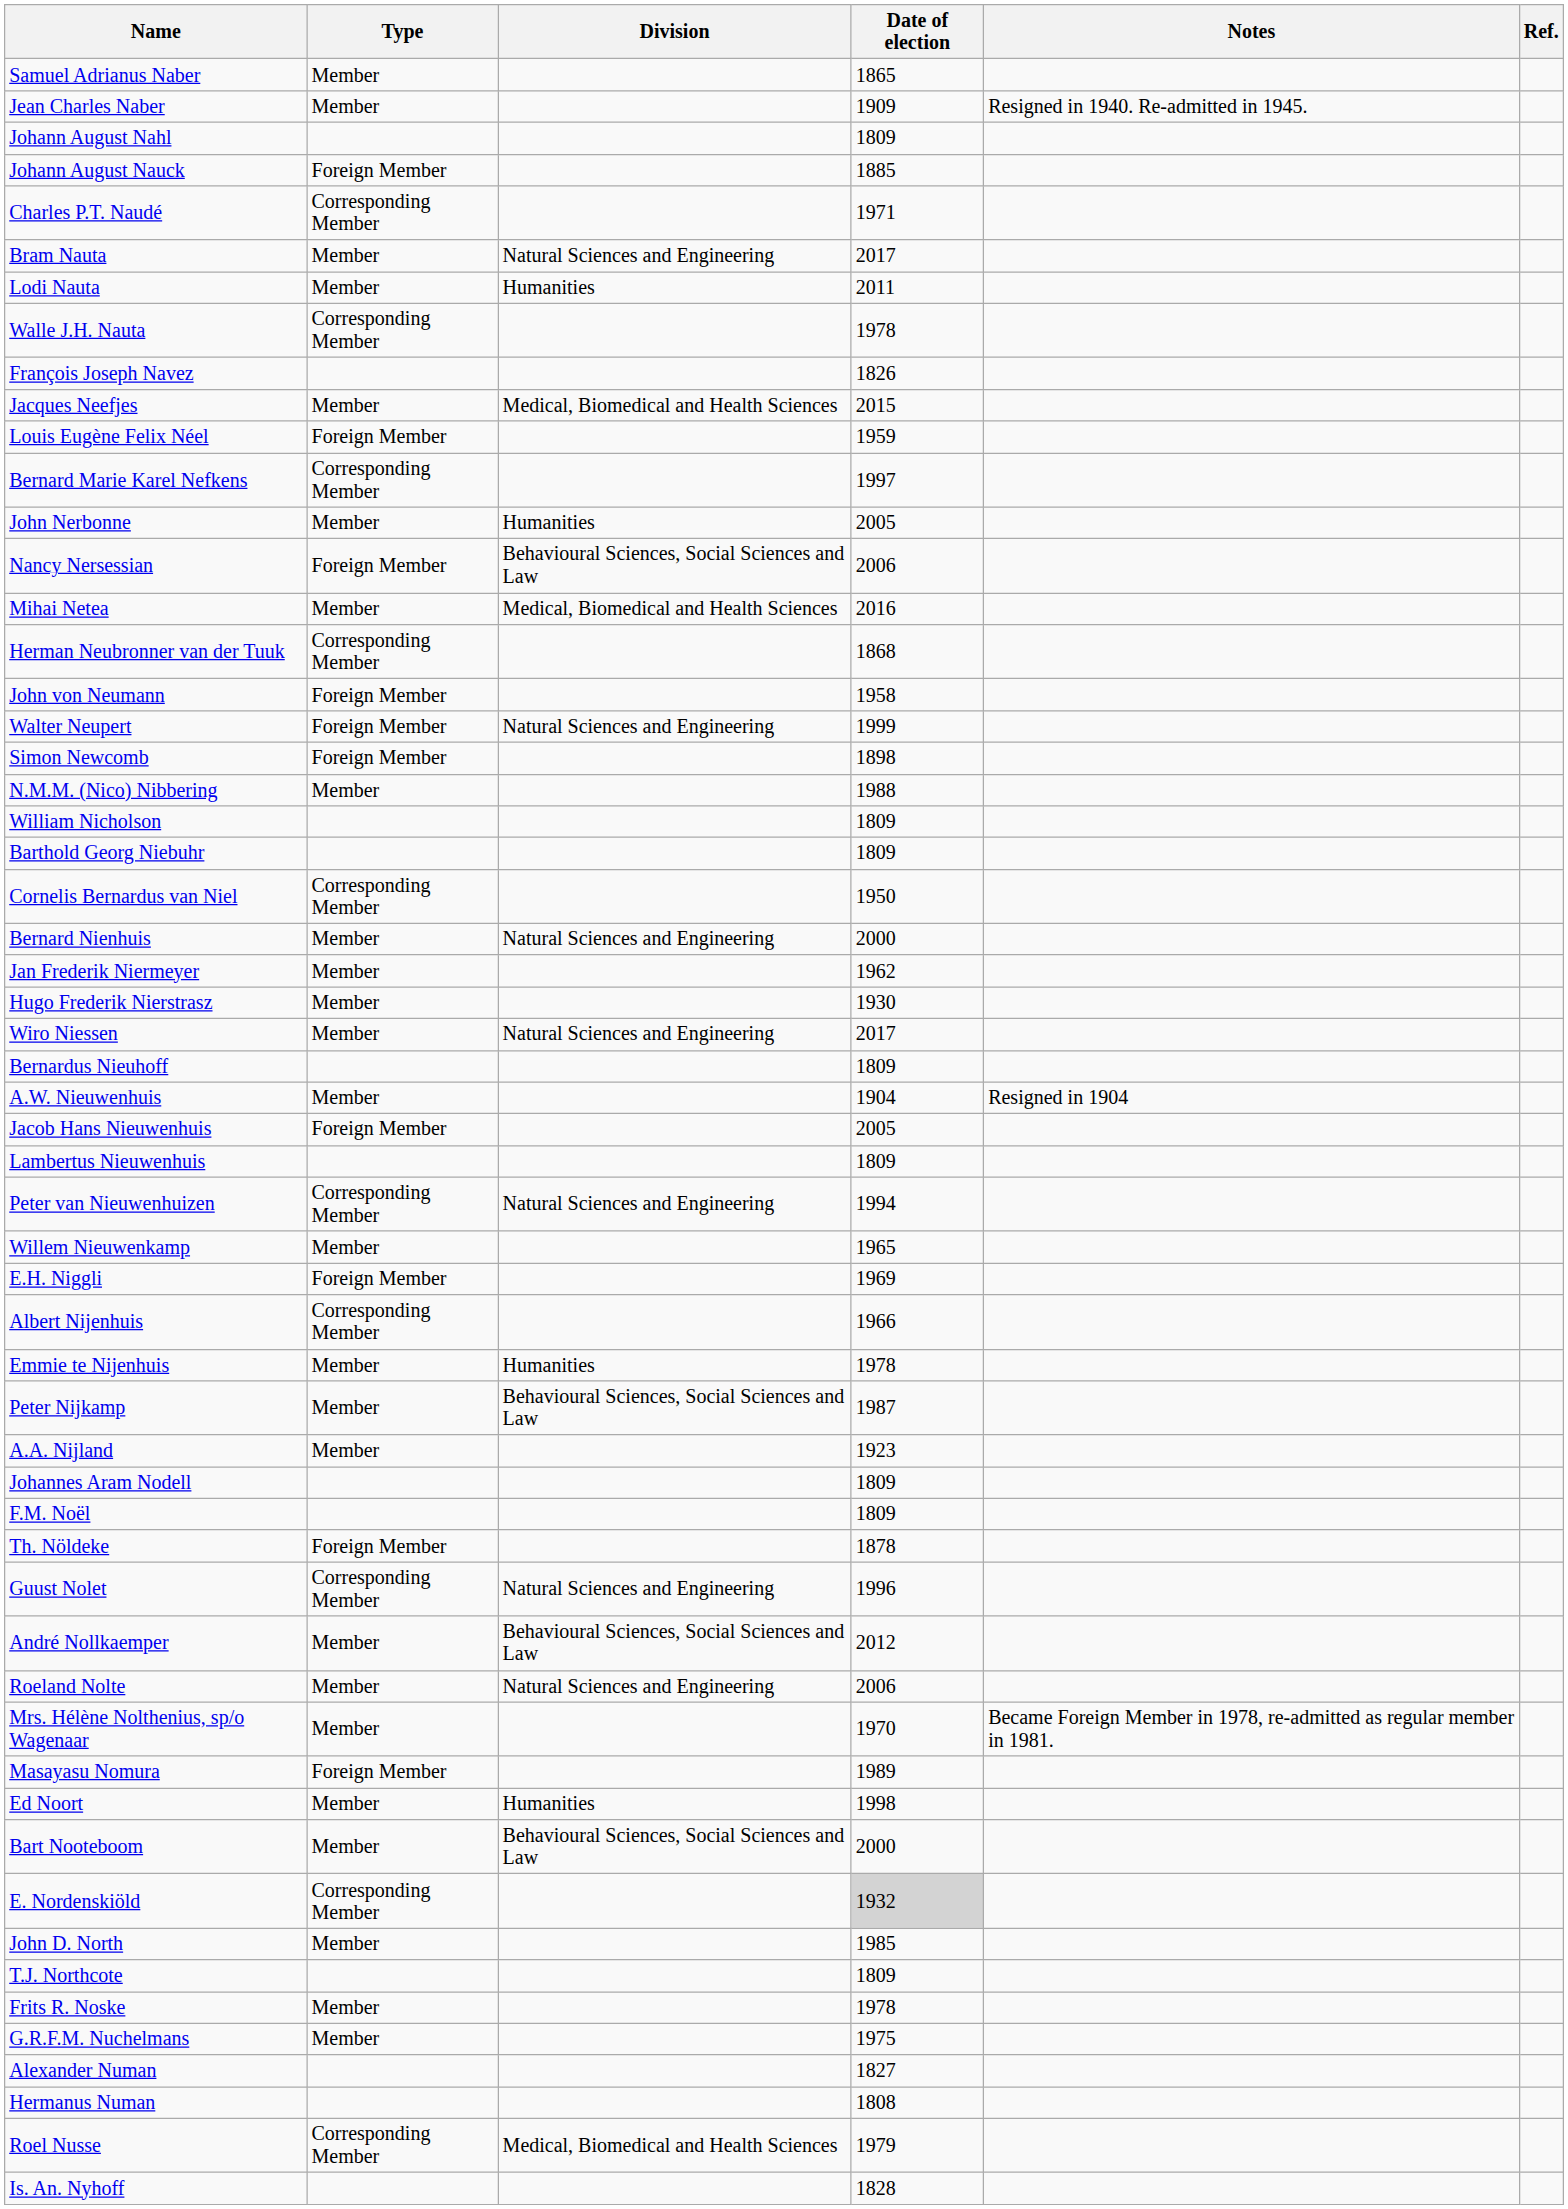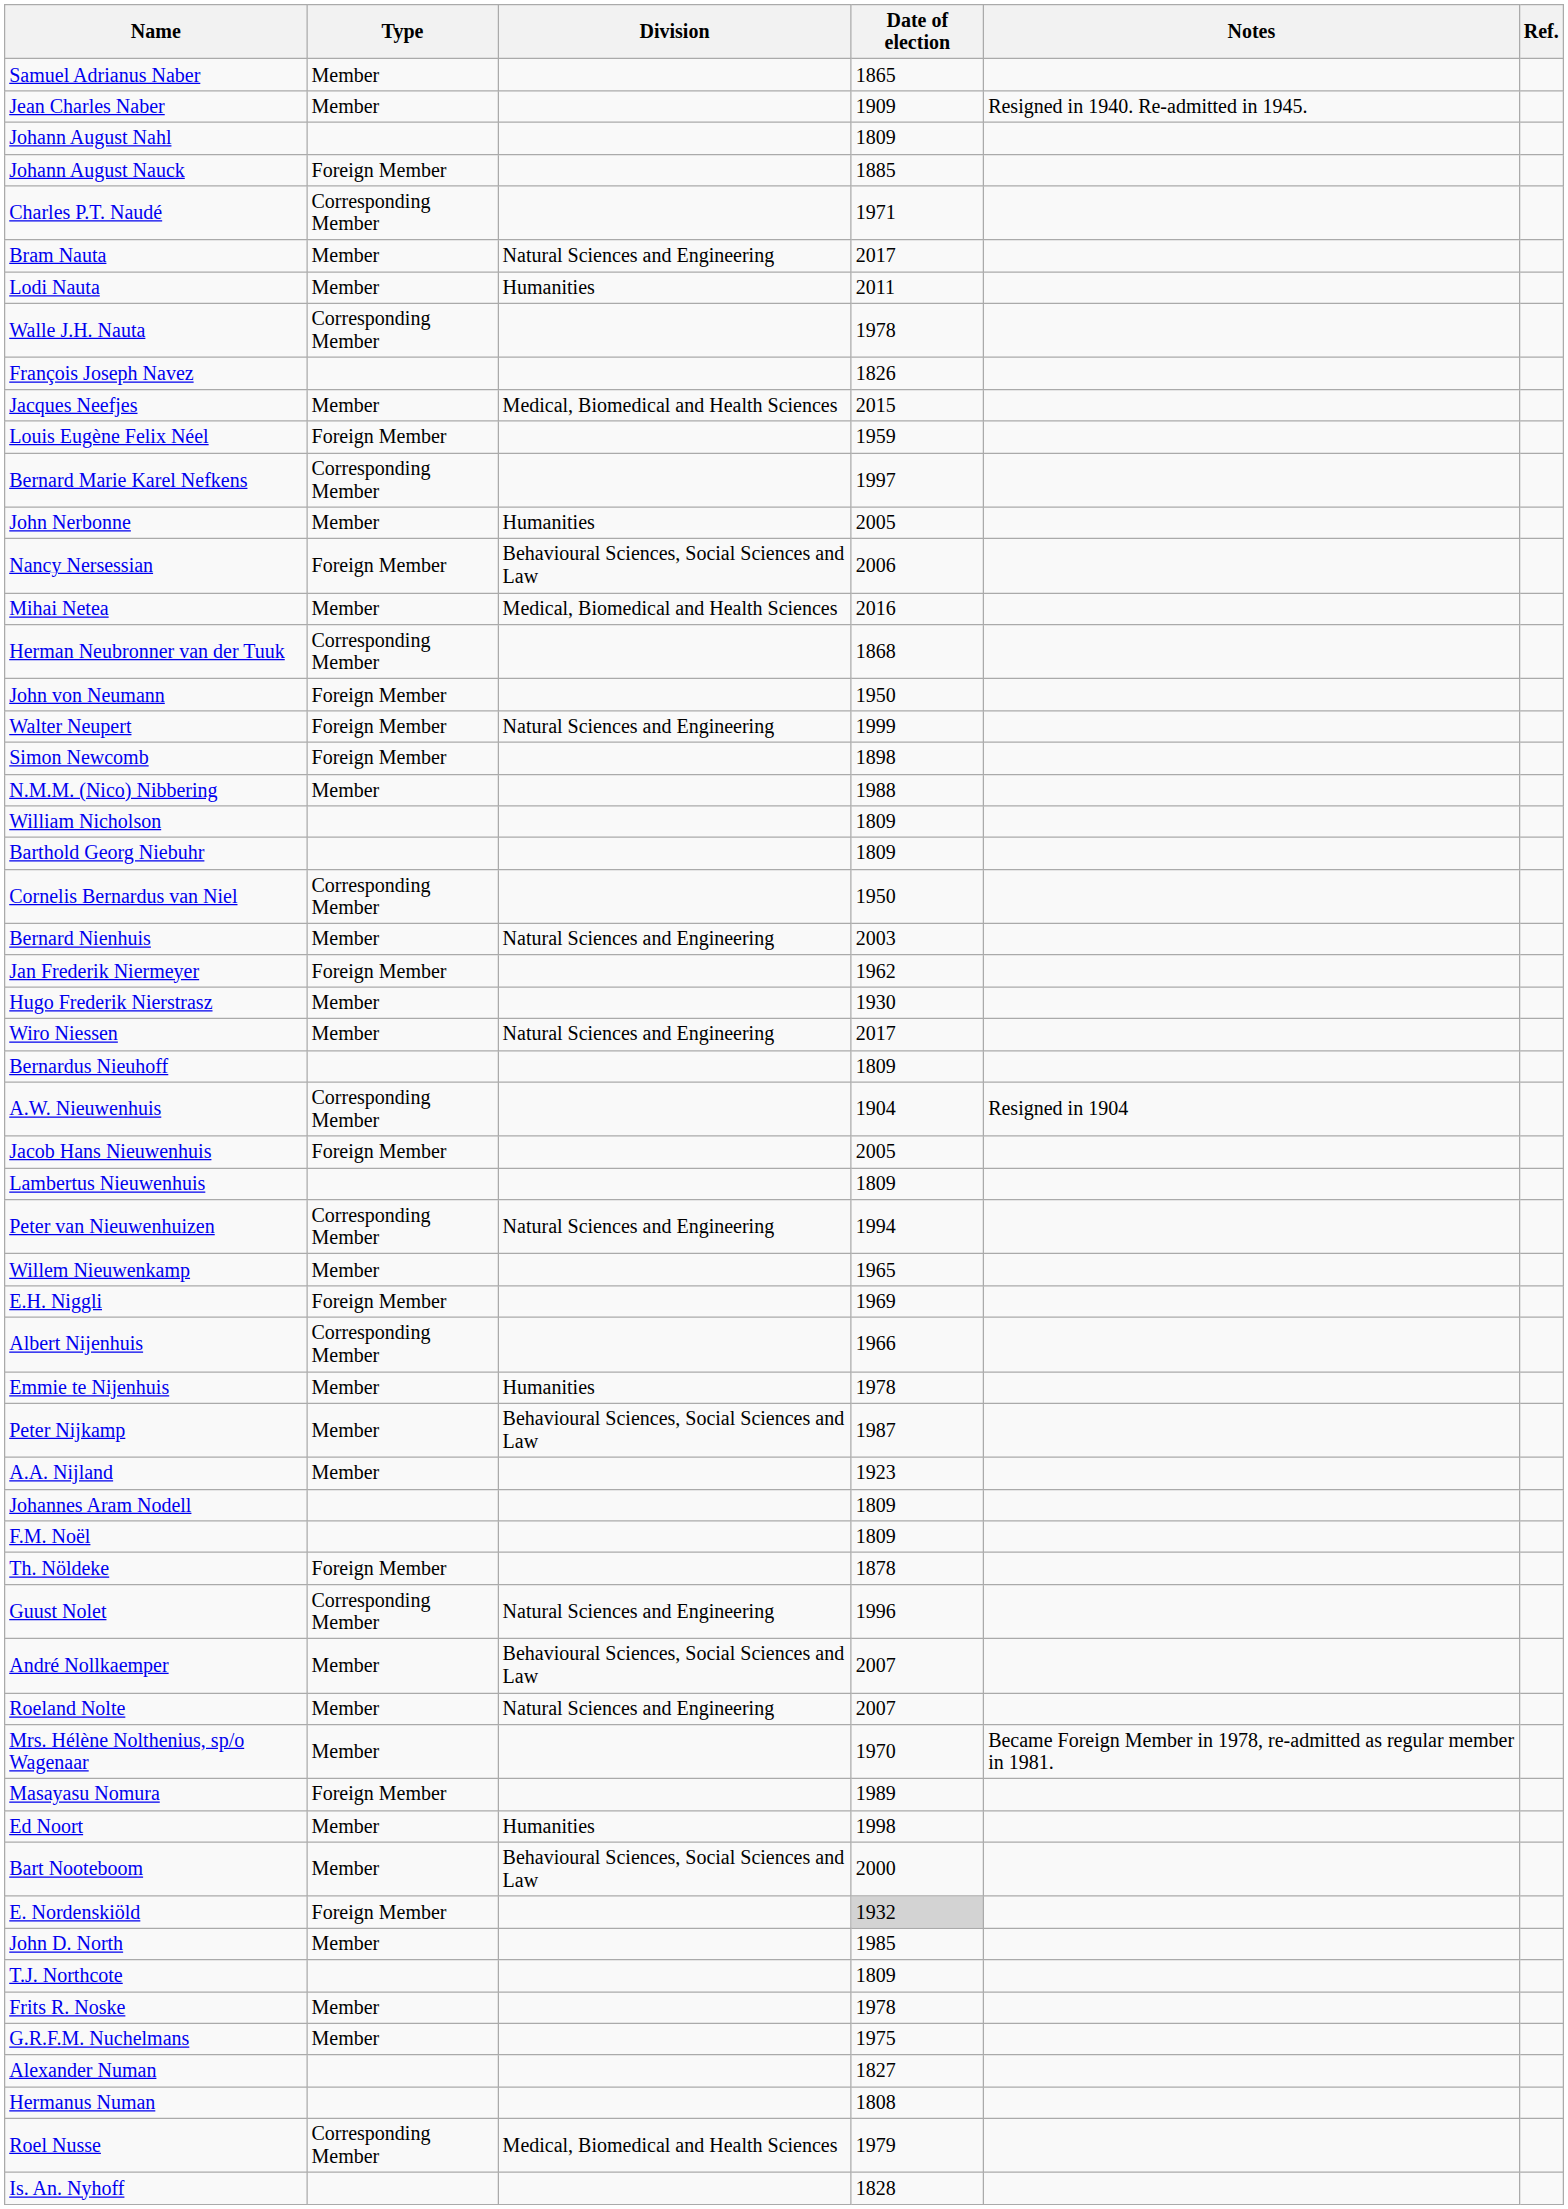(876, 694) 1958 -> (876, 694) 1950
(876, 939) 2000 -> (876, 939) 2003
(345, 970) Member -> (379, 970) Foreign Member
(345, 1097) Member -> (371, 1108) Corresponding Member
(876, 1643) 2012 -> (876, 1665) 2007
(876, 1685) 2006 -> (876, 1708) 2007
(371, 1900) Corresponding Member -> (379, 1912) Foreign Member
